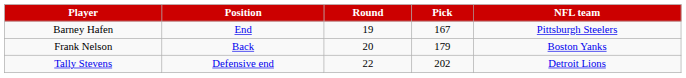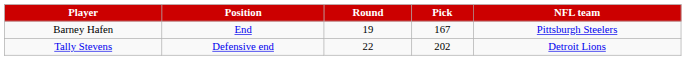- row: (83, 47)
